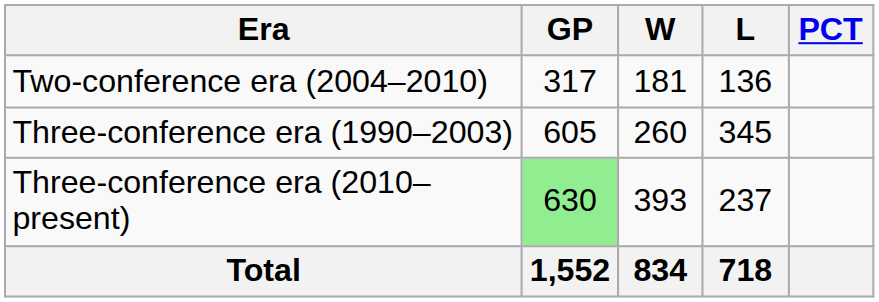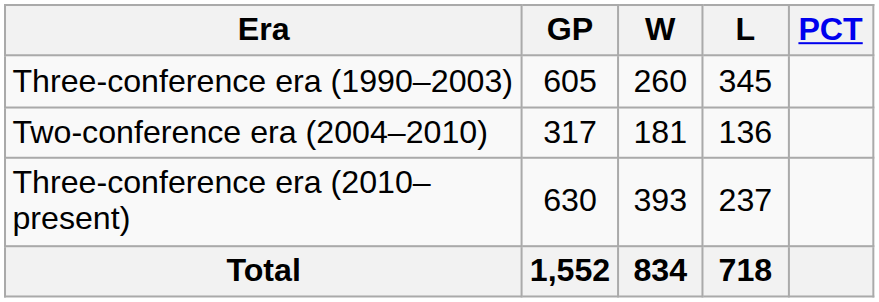rows swapped: (263, 132) <-> (250, 81)
(570, 201) lightgreen background -> (570, 201) no background
